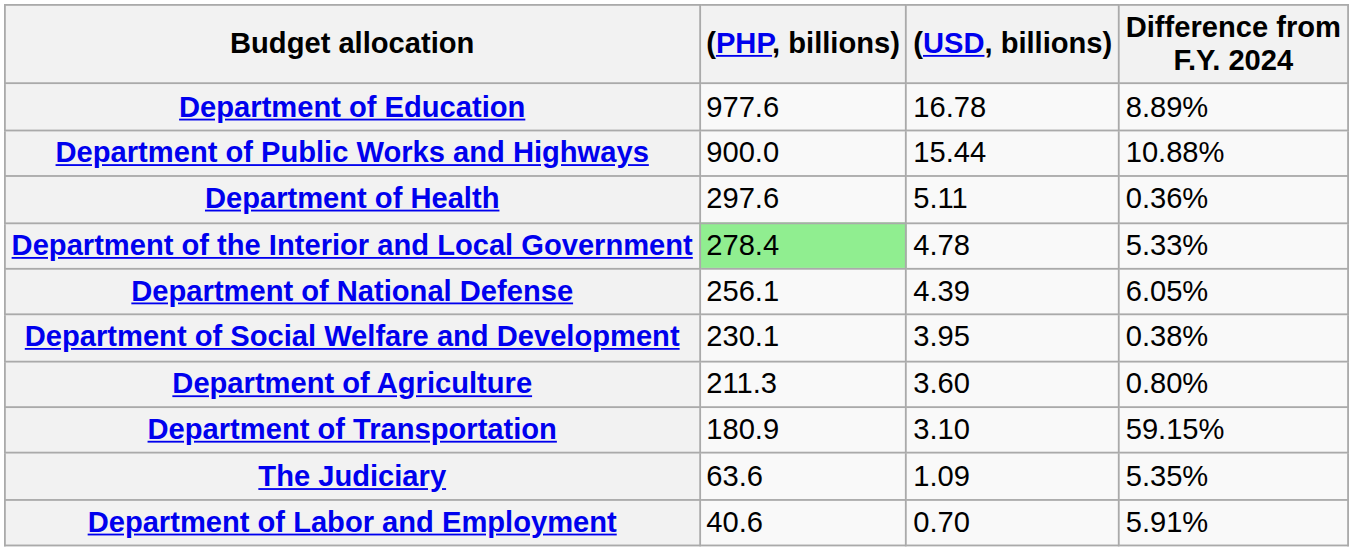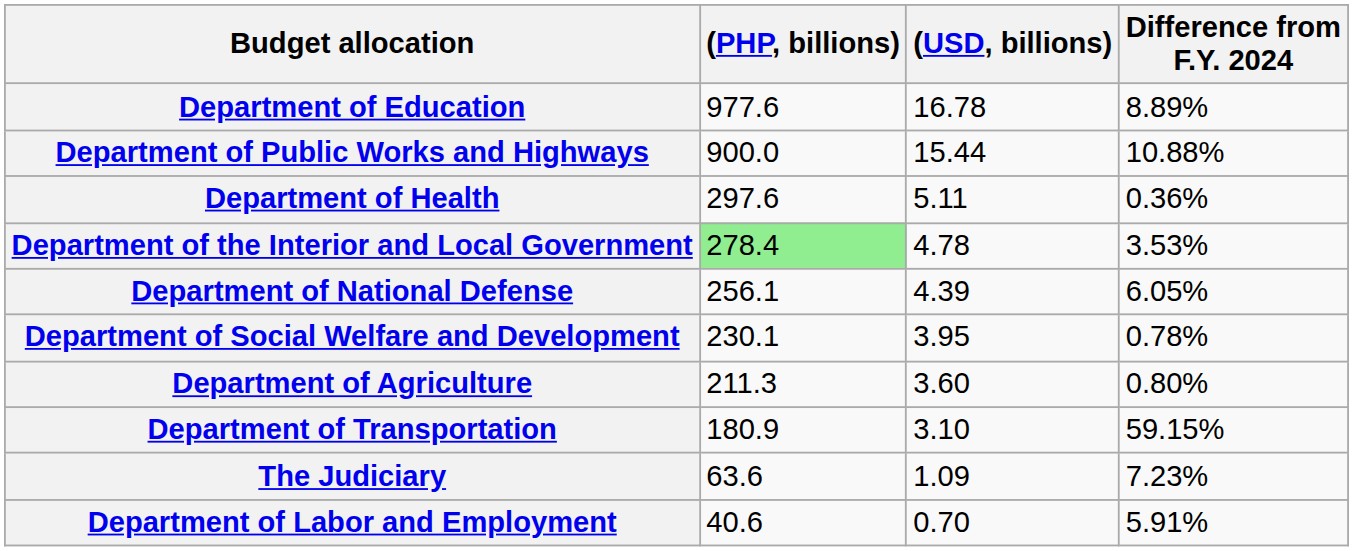(1167, 245) 5.33% -> (1167, 245) 3.53%
(1167, 337) 0.38% -> (1167, 337) 0.78%
(1167, 475) 5.35% -> (1167, 475) 7.23%
